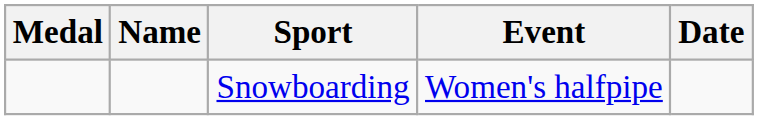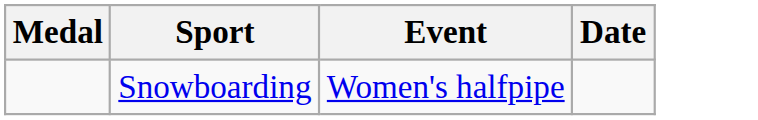- column: (160, 32)
